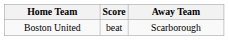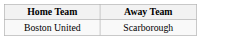- column: (114, 12)
